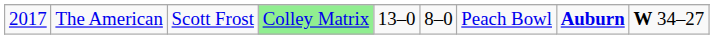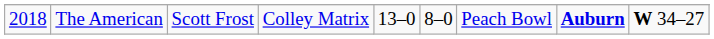(28, 19) 2017 -> (28, 19) 2018
(316, 19) lightgreen background -> (316, 19) no background
